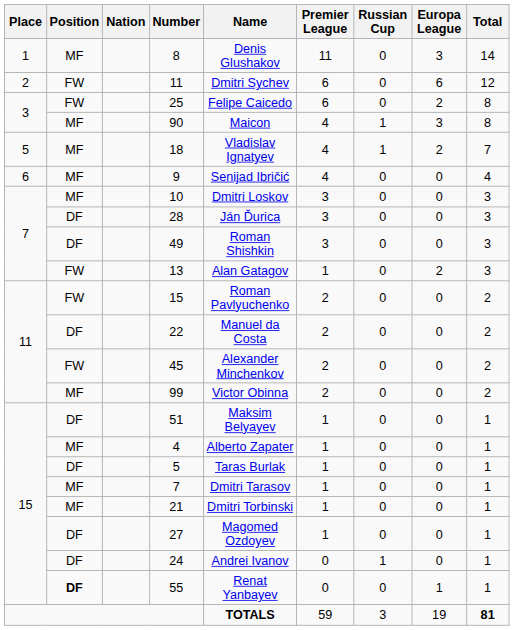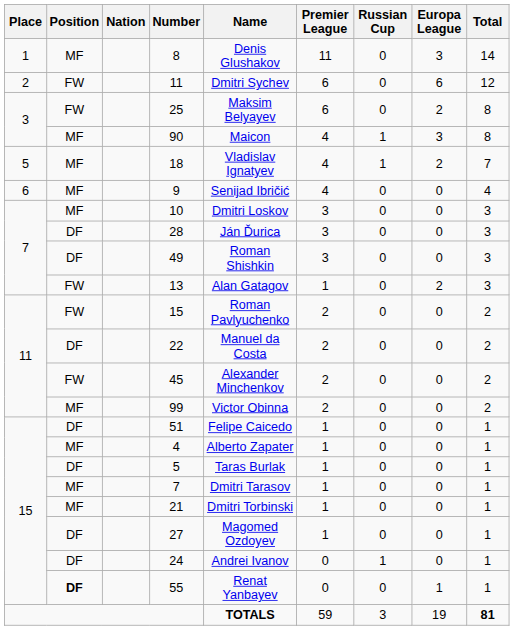(250, 103) Felipe Caicedo -> (250, 110) Maksim Belyayev
(250, 420) Maksim Belyayev -> (250, 427) Felipe Caicedo
